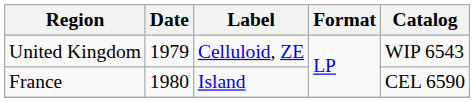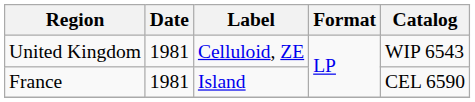(169, 50) 1979 -> (169, 50) 1981
(169, 81) 1980 -> (169, 81) 1981
